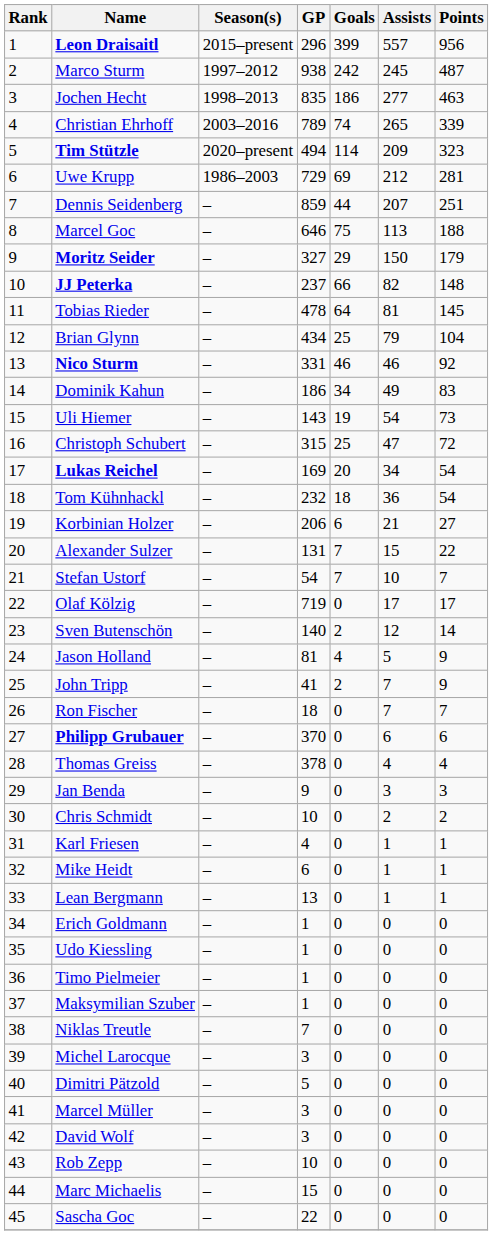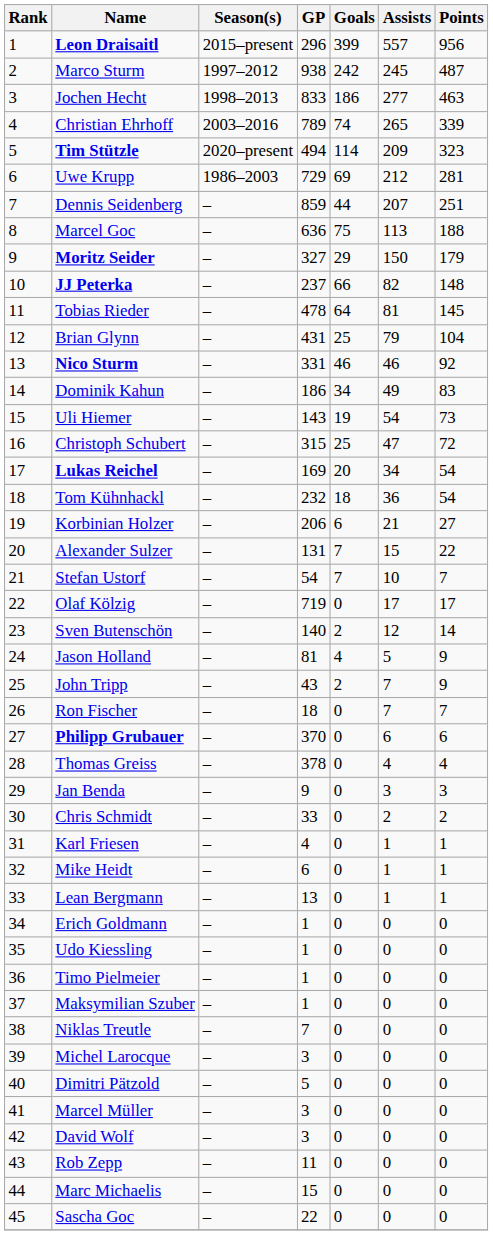(313, 97) 835 -> (313, 97) 833
(313, 230) 646 -> (313, 230) 636
(313, 337) 434 -> (313, 337) 431
(309, 683) 41 -> (309, 683) 43
(309, 817) 10 -> (309, 817) 33
(309, 1163) 10 -> (309, 1163) 11
